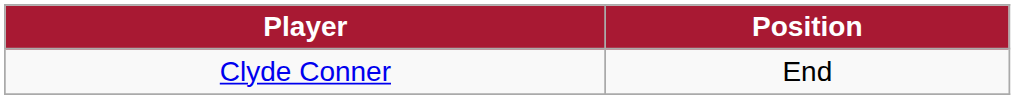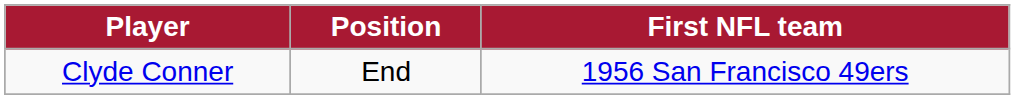+ column: (745, 26)
